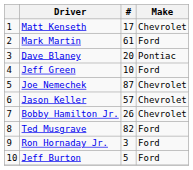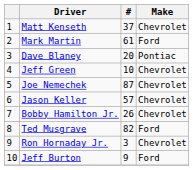(128, 26) 17 -> (128, 26) 37
(149, 70) Ford -> (162, 70) Chevrolet
(149, 143) Ford -> (162, 143) Chevrolet
(126, 158) 5 -> (126, 158) 9
